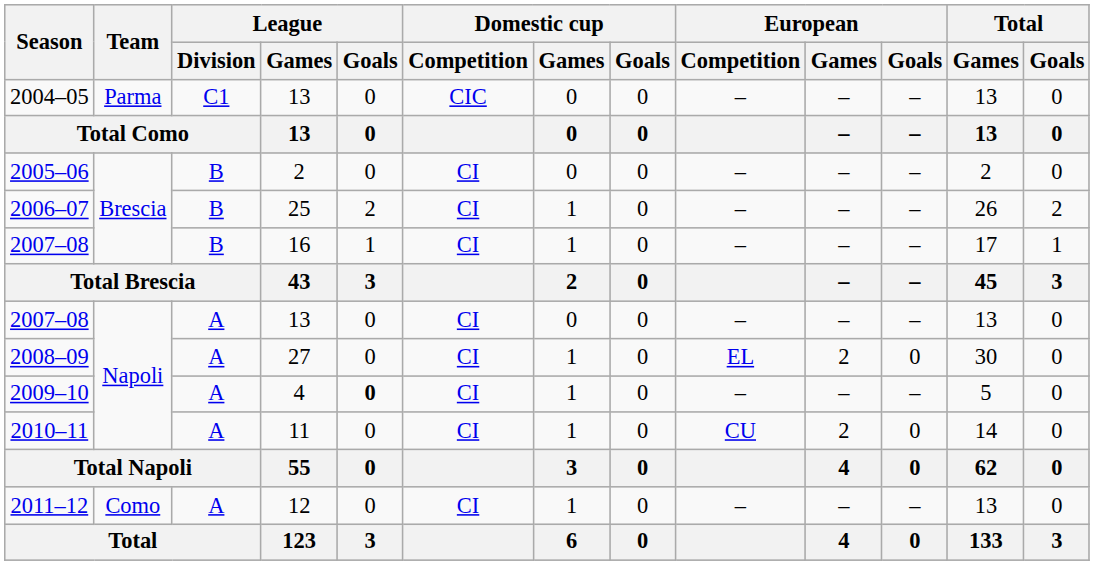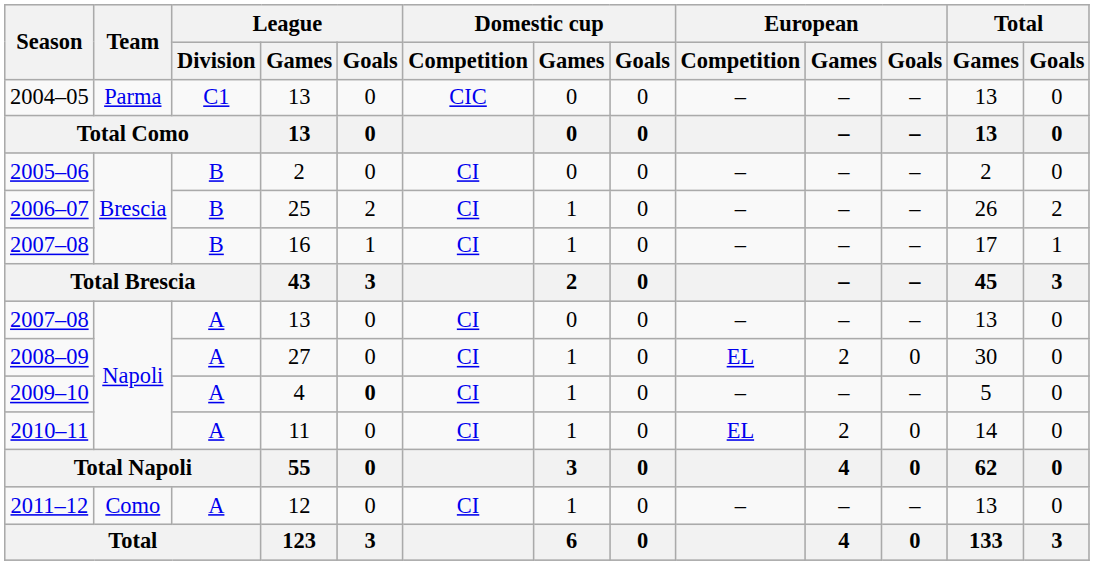(740, 430) CU -> (740, 430) EL
